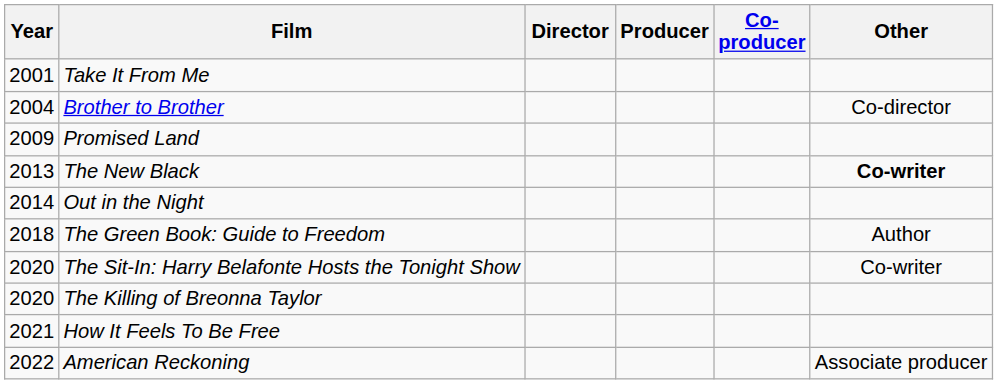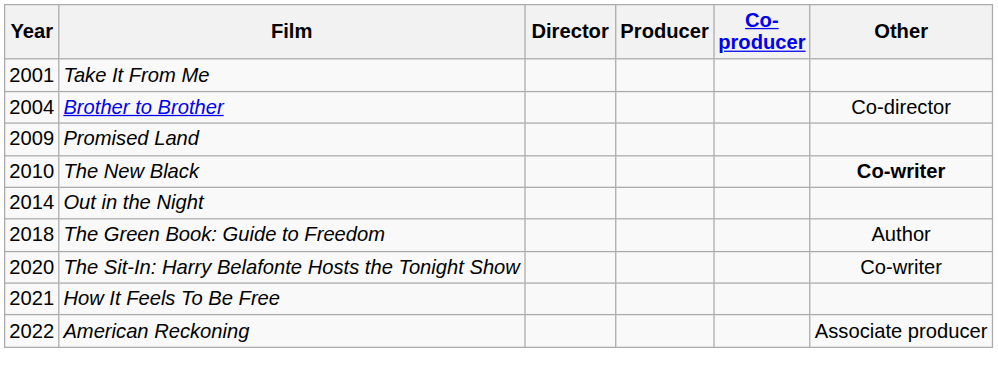(32, 171) 2013 -> (32, 171) 2010
- row: (192, 298)
